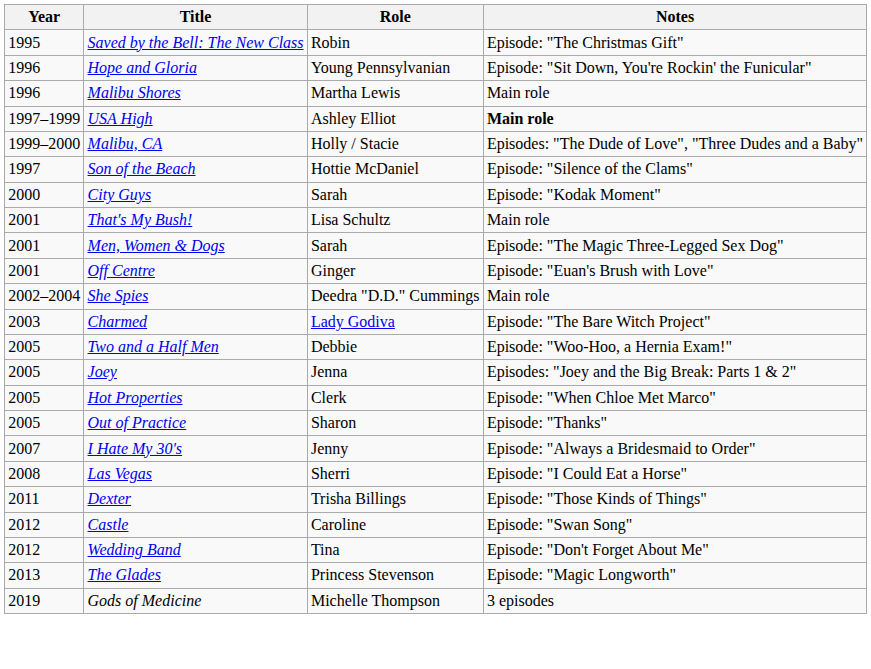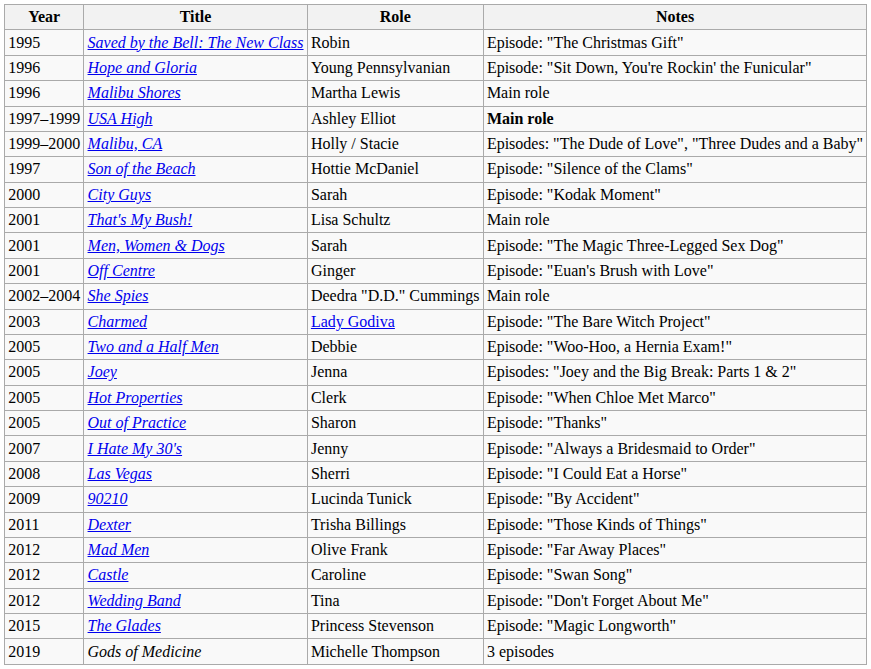+ row: (108, 499)
+ row: (118, 550)
(24, 575) 2013 -> (24, 626) 2015
